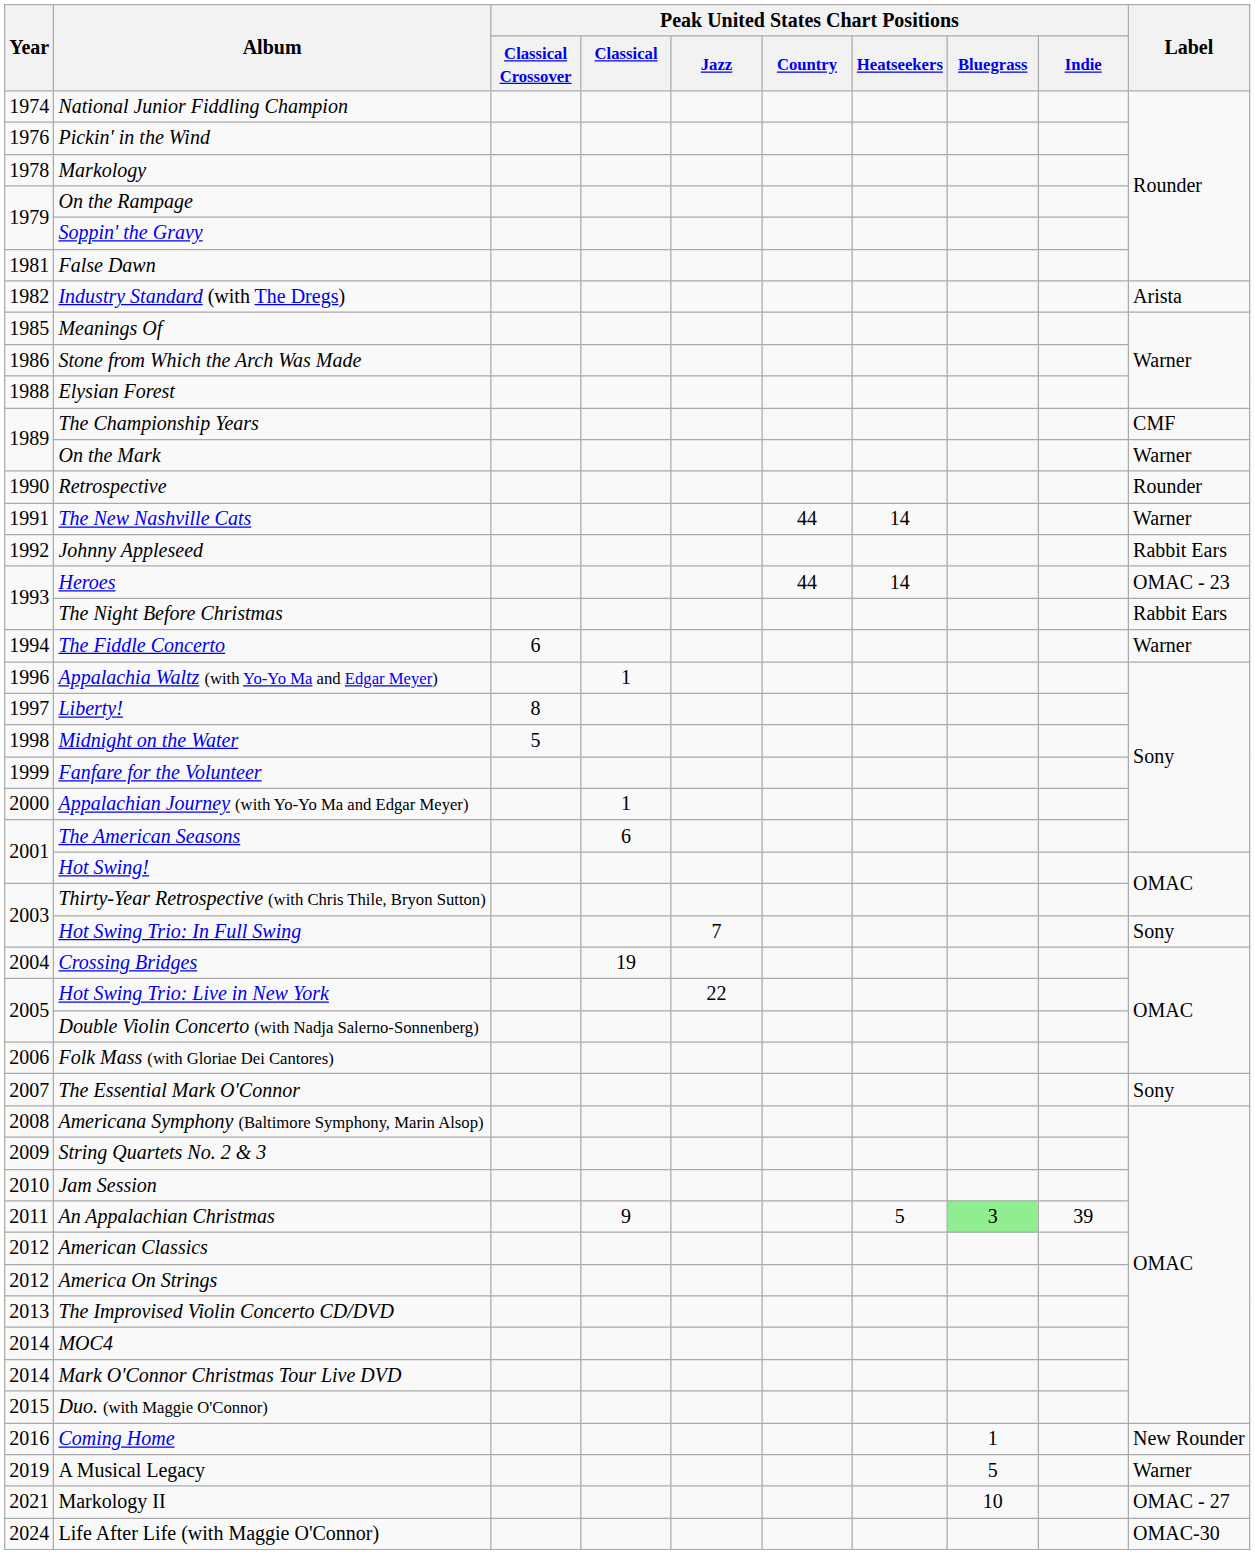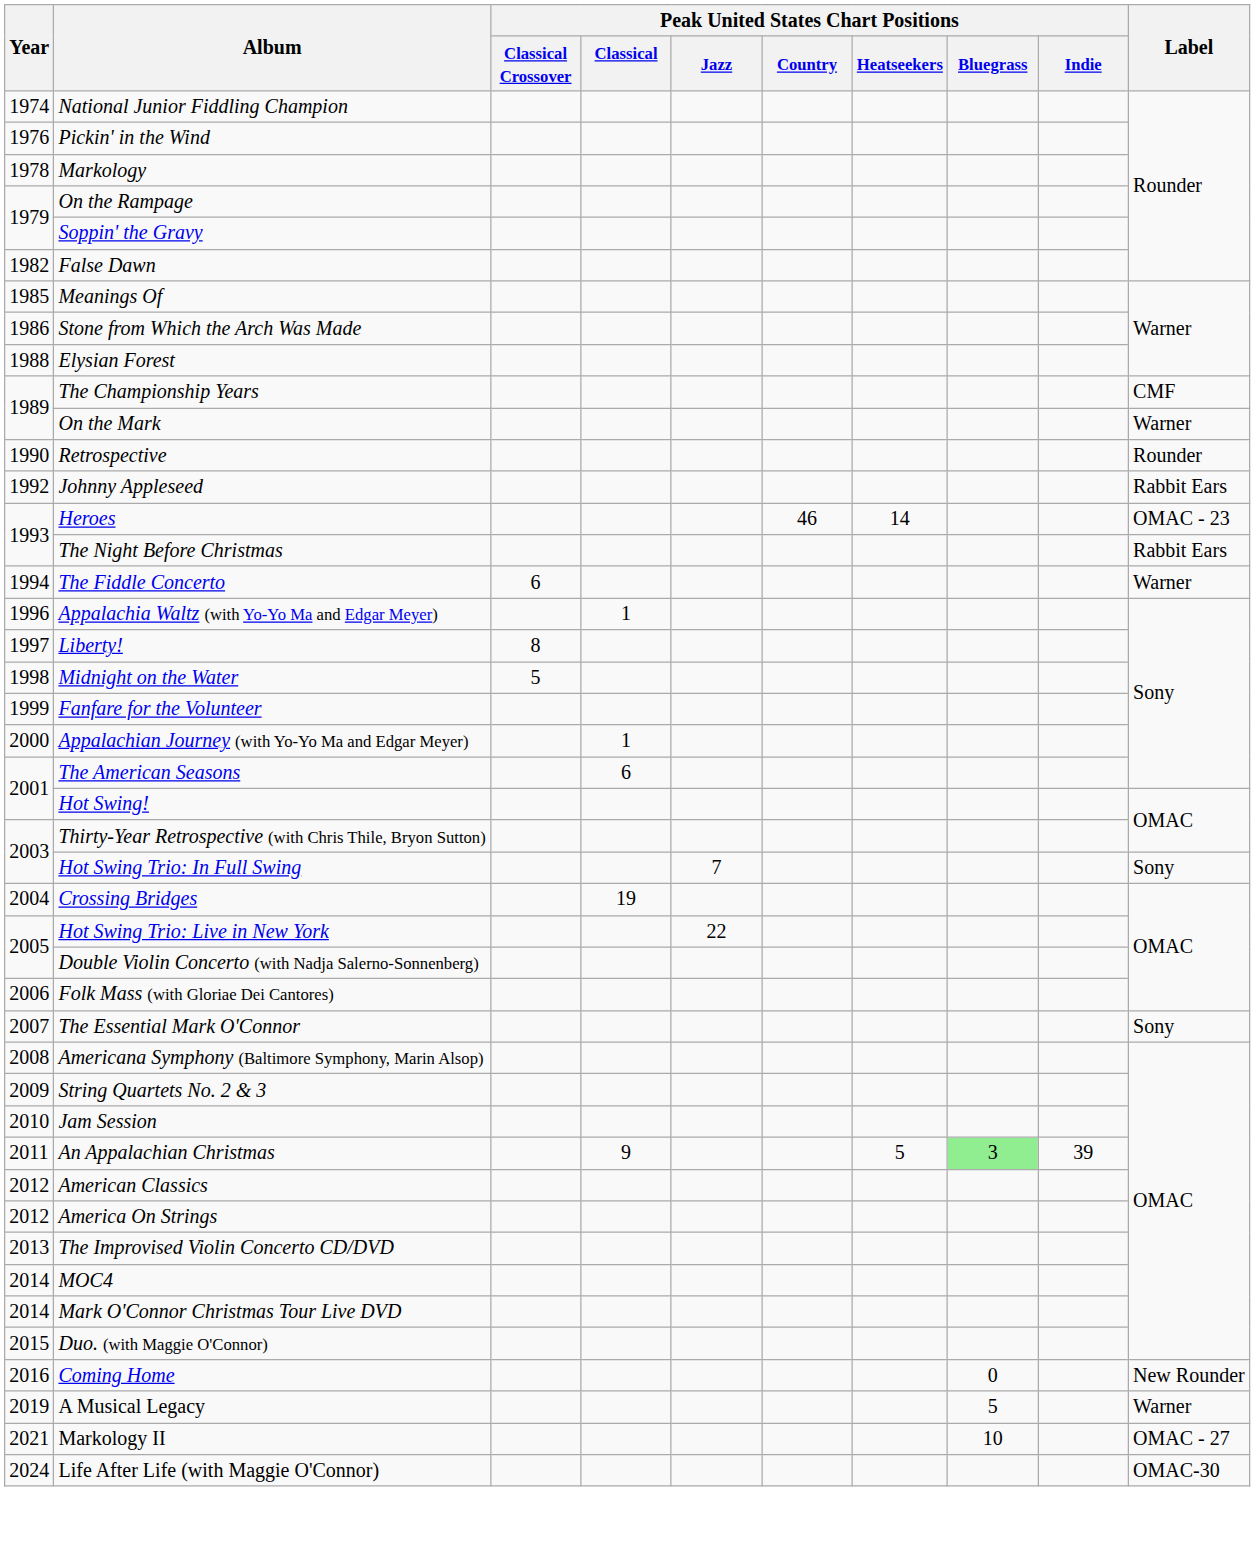(29, 264) 1981 -> (29, 264) 1982
- row: (202, 296)
- row: (155, 518)
(807, 582) 44 -> (807, 518) 46
(993, 1438) 1 -> (993, 1375) 0
